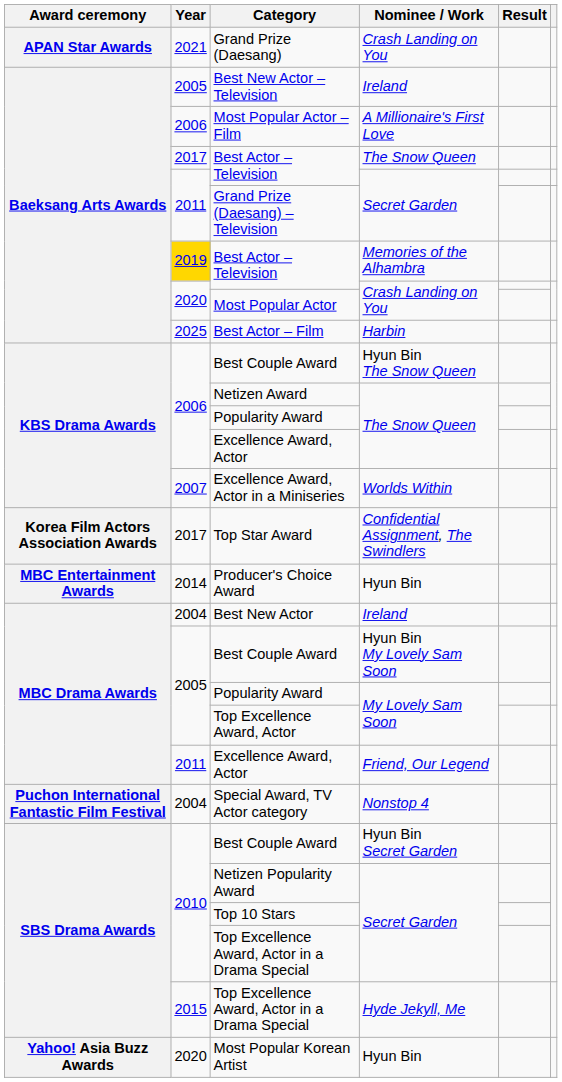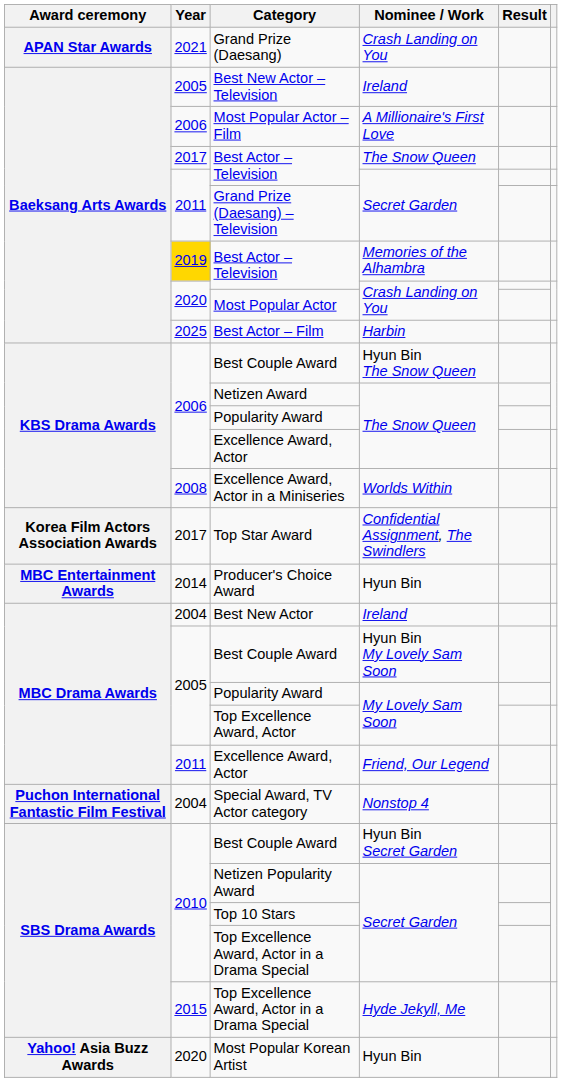(191, 488) 2007 -> (191, 488) 2008
